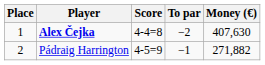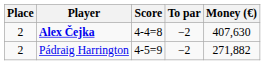(20, 32) 1 -> (20, 32) 2
(184, 50) −1 -> (184, 50) −2
